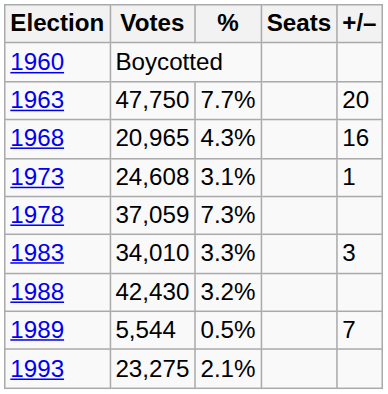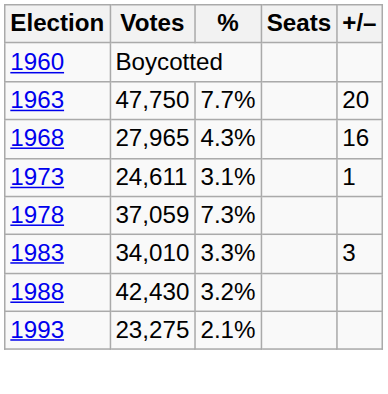(152, 138) 20,965 -> (152, 138) 27,965
(152, 176) 24,608 -> (151, 176) 24,611
- row: (37, 330)
